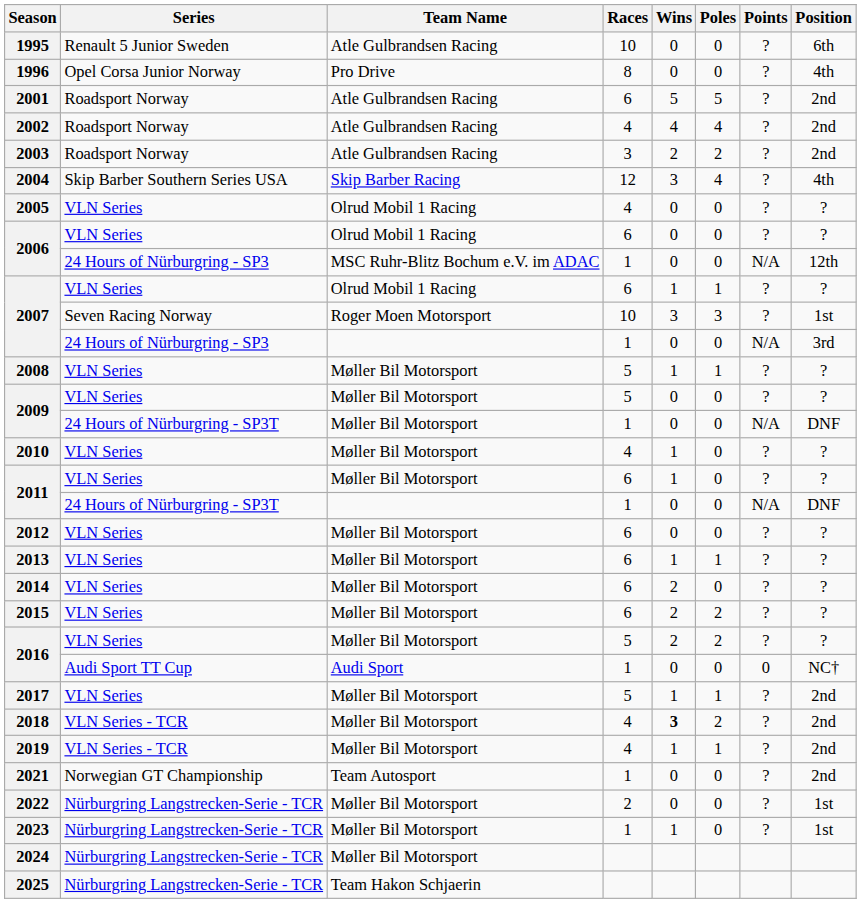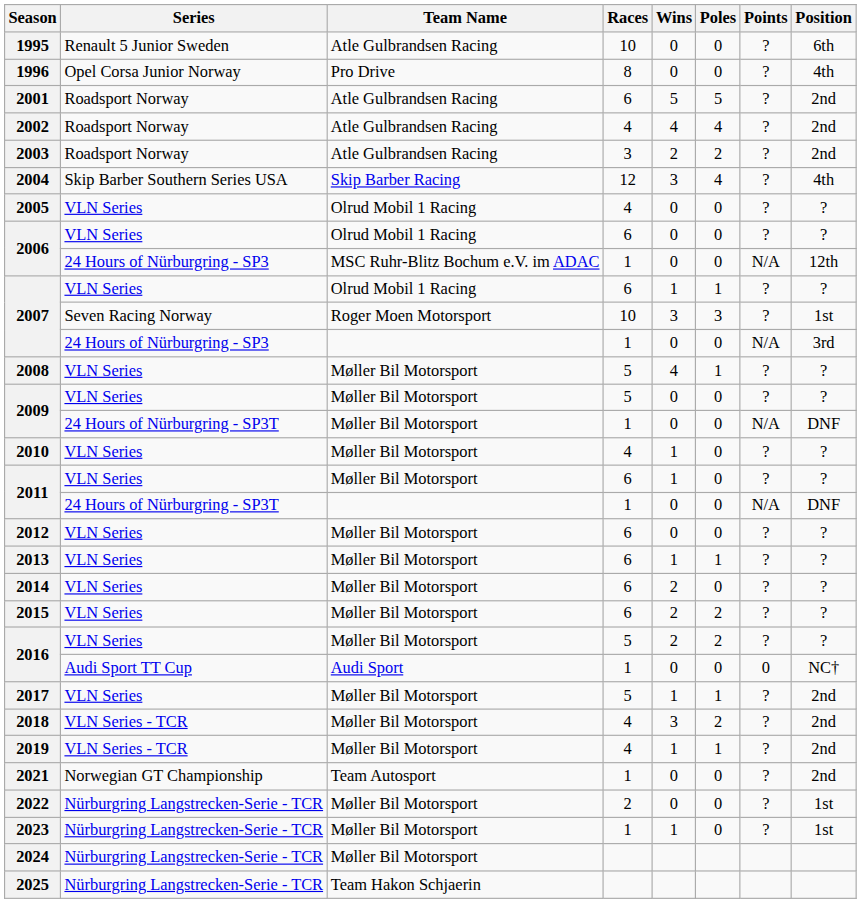(674, 370) 1 -> (674, 370) 4
(674, 722) bold -> (674, 722) normal
